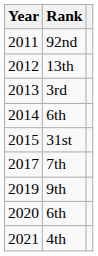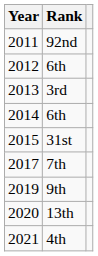(60, 66) 13th -> (56, 66) 6th
(56, 213) 6th -> (60, 213) 13th
